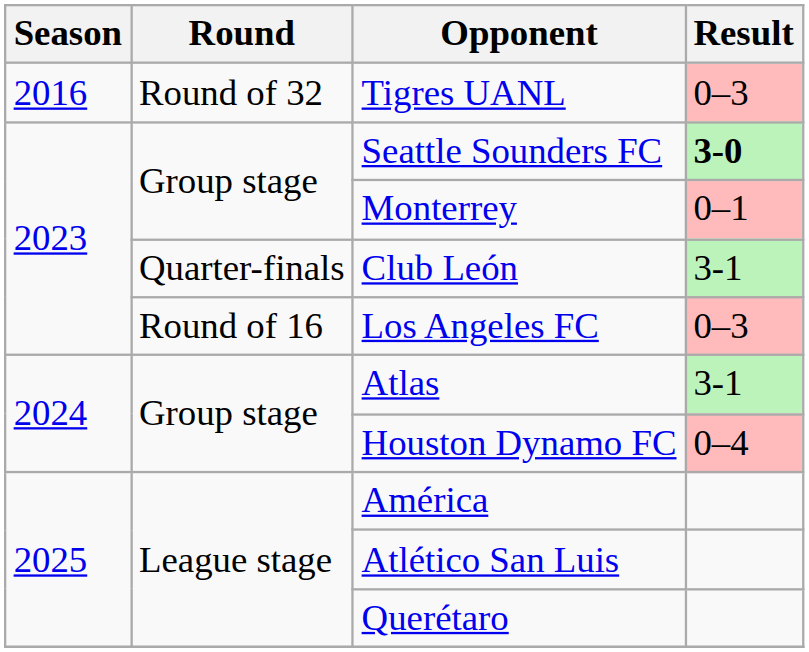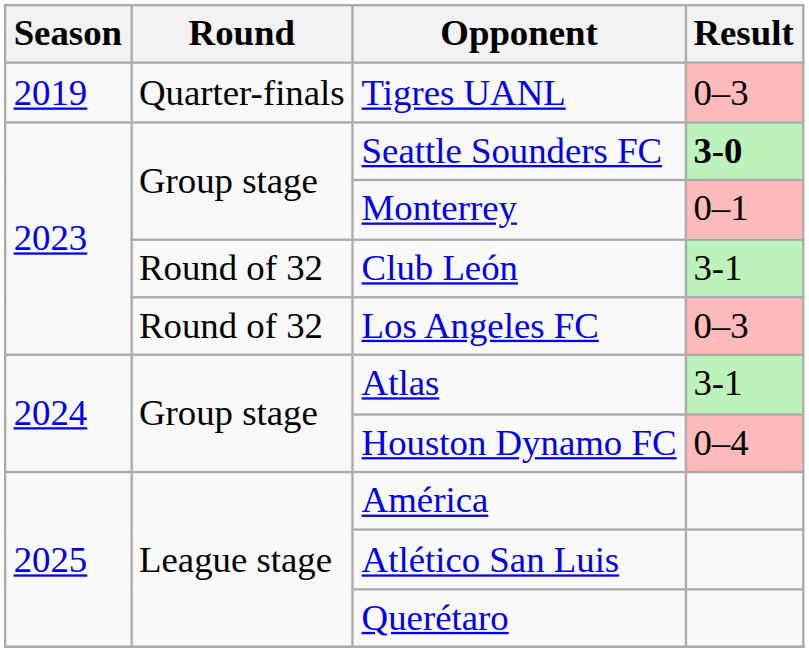(50, 92) 2016 -> (50, 92) 2019
(231, 92) Round of 32 -> (242, 92) Quarter-finals
(242, 267) Quarter-finals -> (231, 267) Round of 32
(231, 325) Round of 16 -> (231, 325) Round of 32
